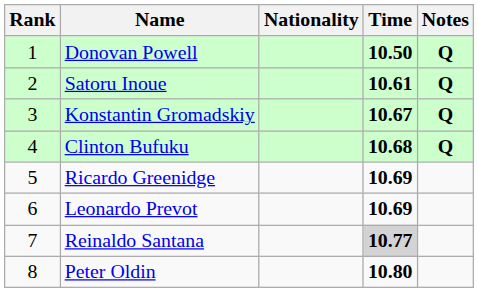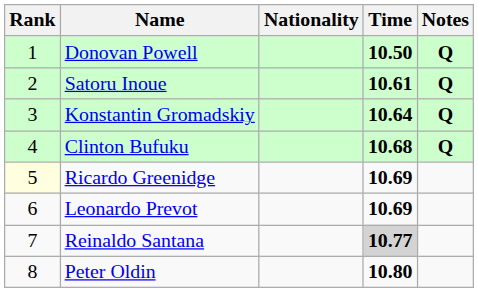(390, 114) 10.67 -> (390, 114) 10.64
(32, 177) no background -> (32, 177) lightyellow background
